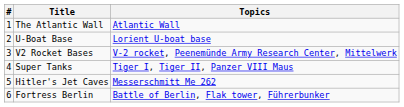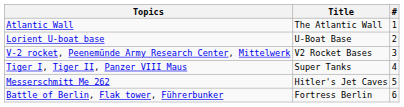columns swapped: (9, 11) <-> (255, 11)
